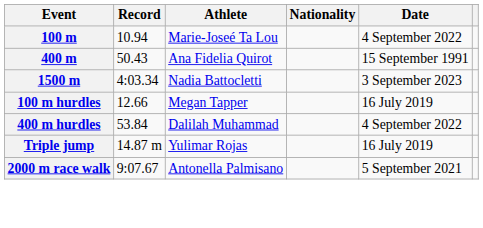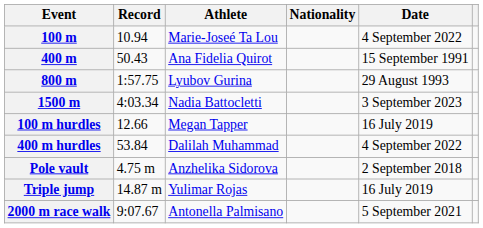+ row: (59, 80)
+ row: (59, 168)
